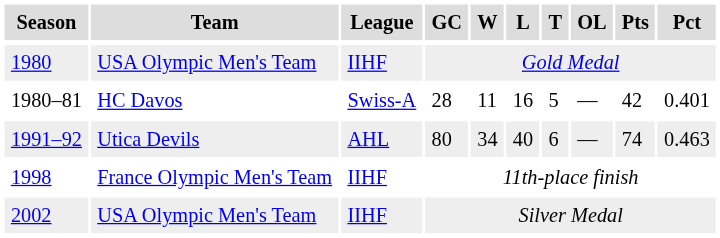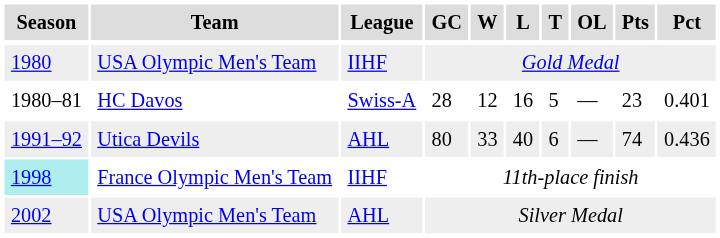(487, 100) 11 -> (487, 100) 12
(632, 100) 42 -> (632, 100) 23
(487, 139) 34 -> (487, 139) 33
(687, 139) 0.463 -> (687, 139) 0.436
(31, 177) no background -> (31, 177) paleturquoise background
(367, 215) IIHF -> (368, 215) AHL
